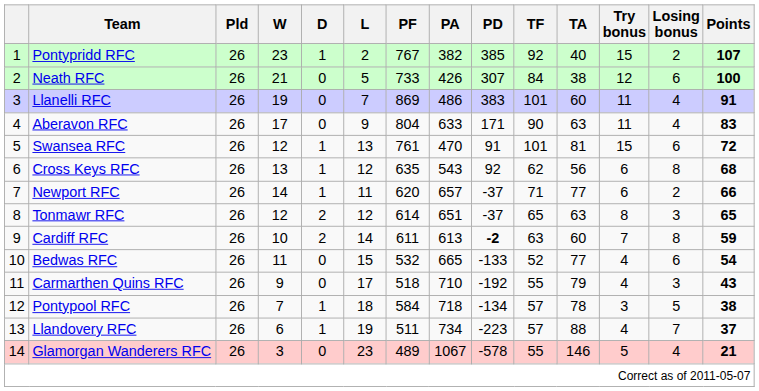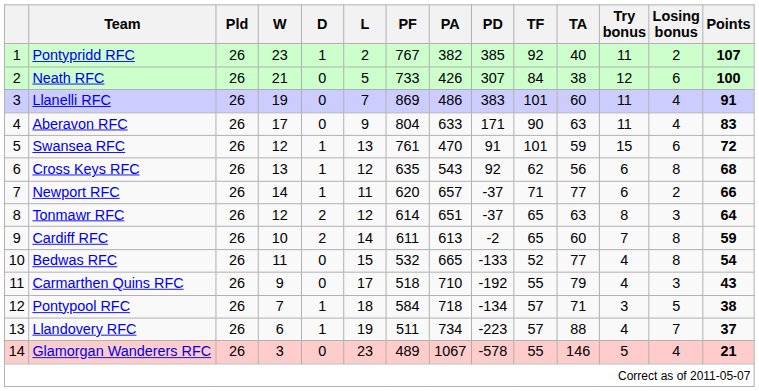(624, 55) 15 -> (624, 55) 11
(578, 146) 81 -> (578, 146) 59
(728, 215) 65 -> (728, 215) 64
(493, 238) bold -> (493, 238) normal
(535, 238) 63 -> (535, 238) 65
(676, 260) 6 -> (676, 260) 8
(578, 306) 78 -> (578, 306) 71
